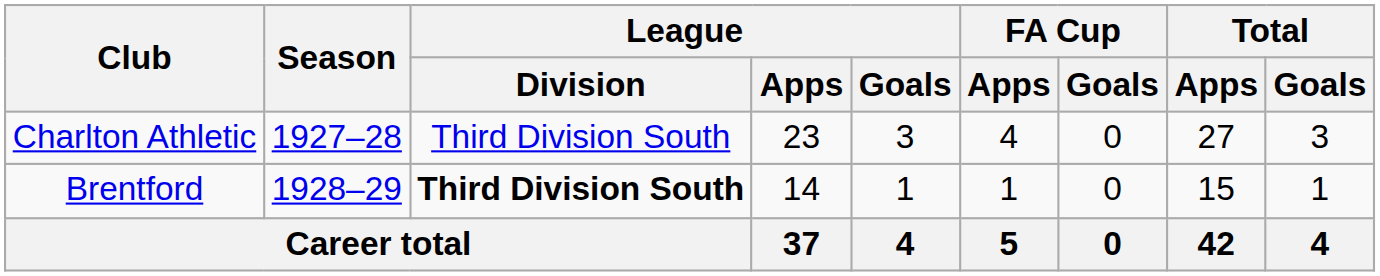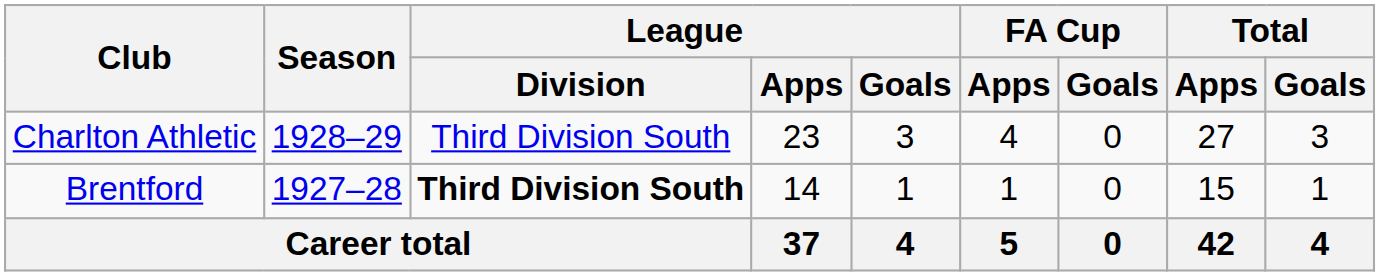(337, 137) 1927–28 -> (337, 137) 1928–29
(337, 190) 1928–29 -> (337, 190) 1927–28
